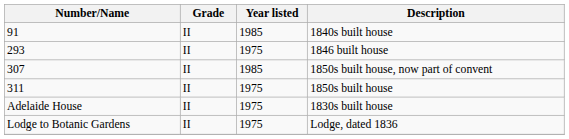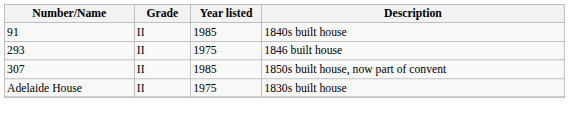- row: (352, 87)
- row: (354, 124)
